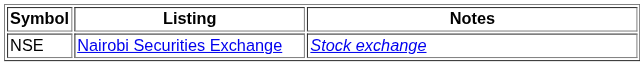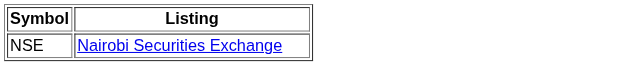- column: (472, 19)
